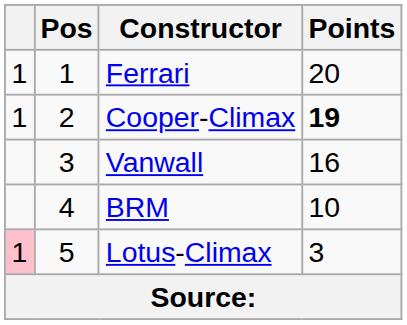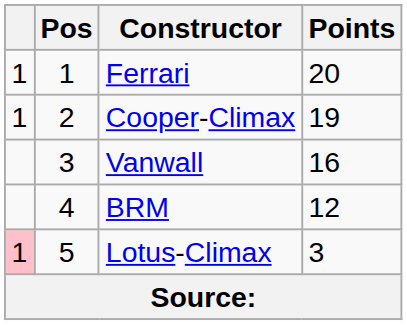(324, 118) bold -> (324, 118) normal
(324, 208) 10 -> (324, 208) 12
